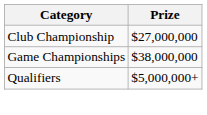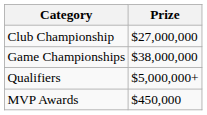+ row: (43, 99)
